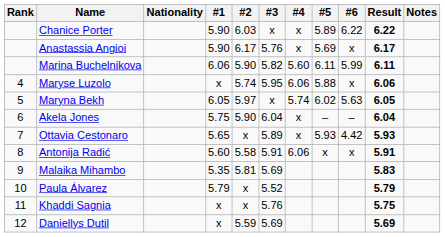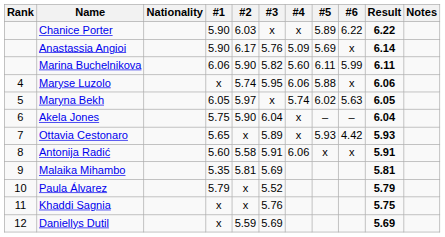(299, 48) x -> (299, 48) 5.09
(384, 48) 6.17 -> (384, 48) 6.14
(384, 170) 5.83 -> (384, 170) 5.81
